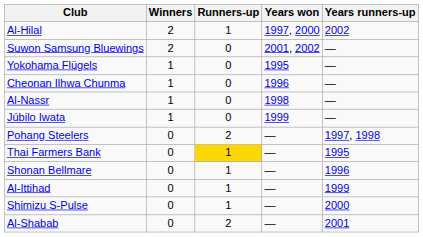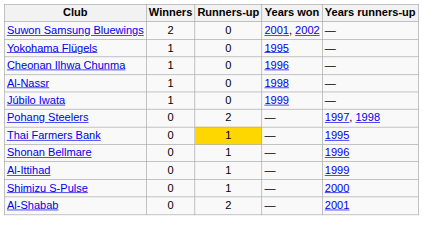- row: (24, 30)
